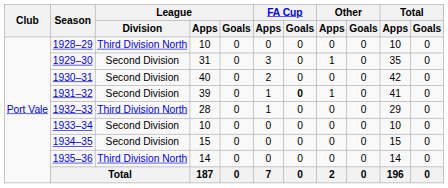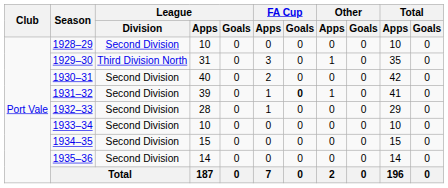(142, 45) Third Division North -> (142, 45) Second Division
(142, 61) Second Division -> (142, 61) Third Division North
(142, 110) Third Division North -> (142, 110) Second Division
(142, 158) Third Division North -> (142, 158) Second Division
